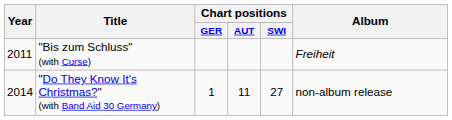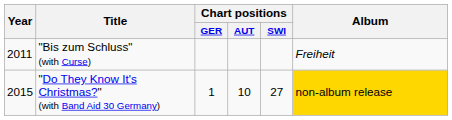(20, 92) 2014 -> (20, 92) 2015
(244, 92) 11 -> (244, 92) 10
(344, 92) no background -> (344, 92) gold background
